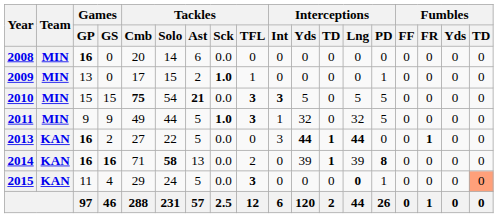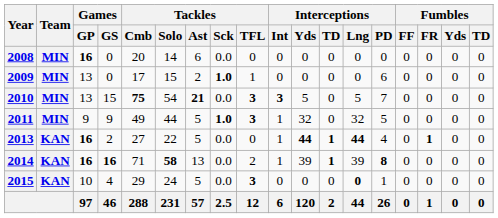(384, 77) 1 -> (384, 77) 6
(86, 98) 15 -> (86, 98) 13
(384, 98) 5 -> (384, 98) 7
(280, 139) 3 -> (280, 139) 1
(384, 139) 0 -> (384, 139) 4
(280, 160) 0 -> (280, 160) 1
(86, 181) 11 -> (86, 181) 10
(481, 181) lightsalmon background -> (481, 181) no background
